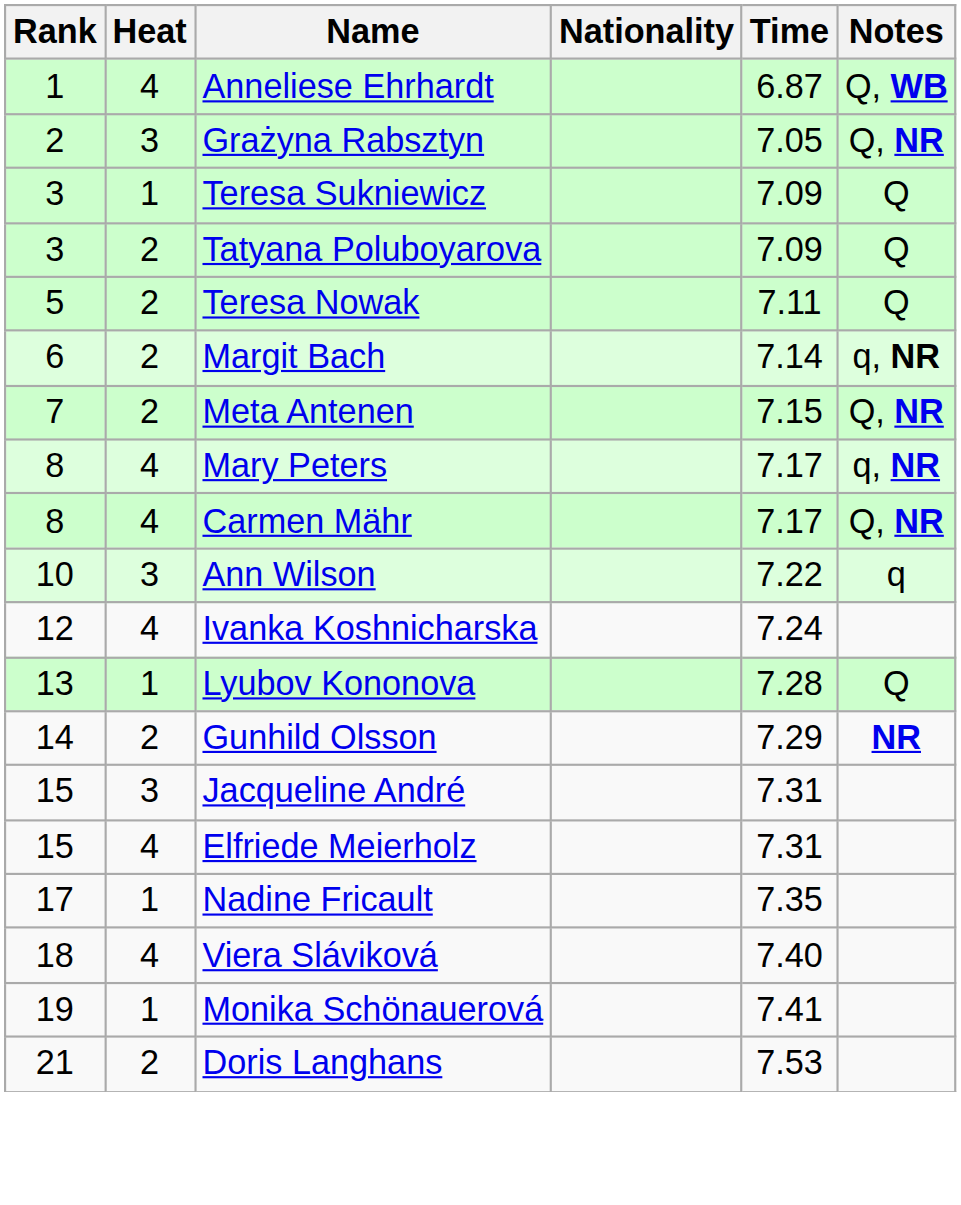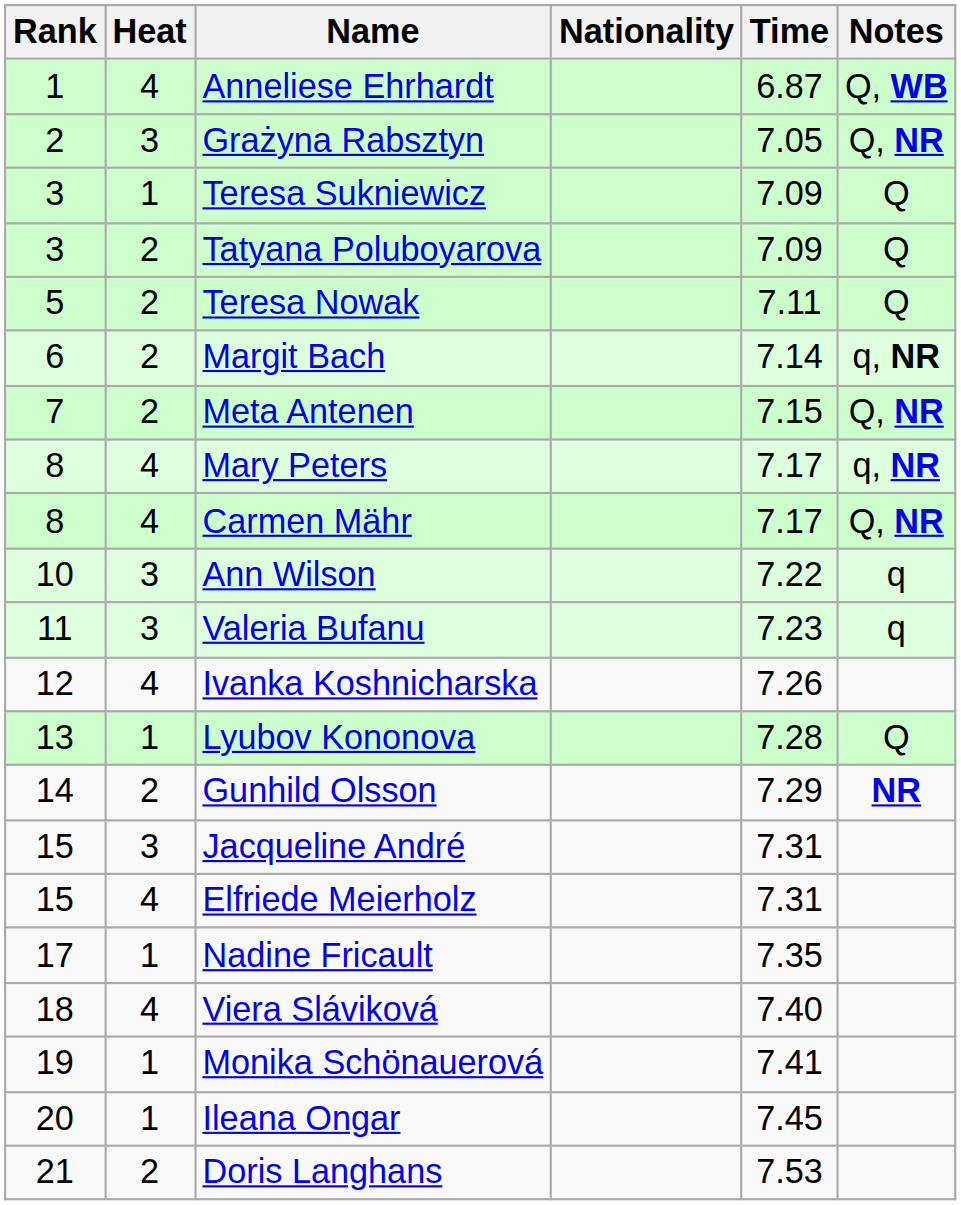+ row: (314, 628)
(789, 628) 7.24 -> (789, 683) 7.26
+ row: (301, 1117)
